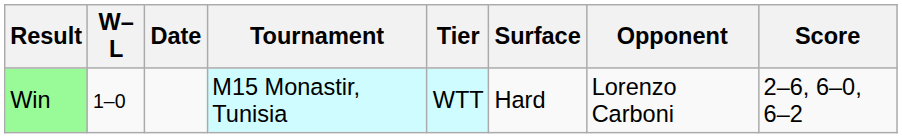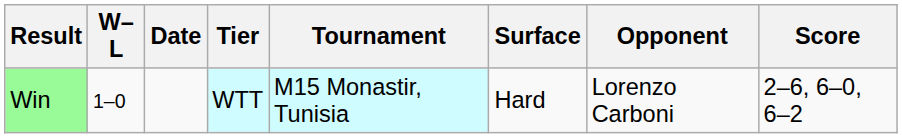columns swapped: (317, 36) <-> (458, 36)
